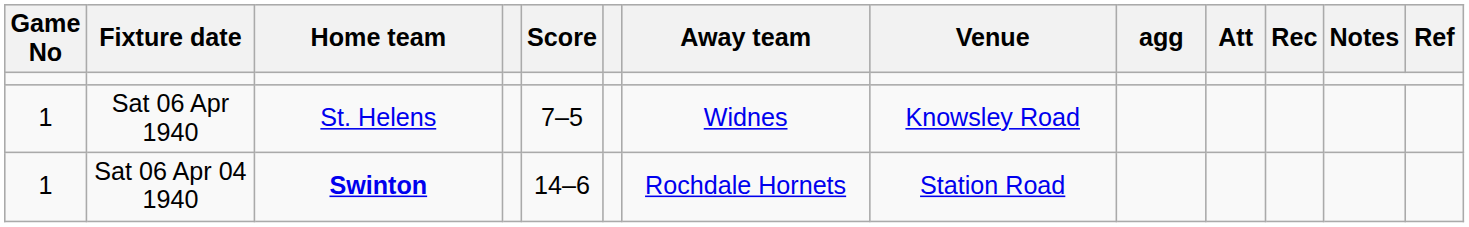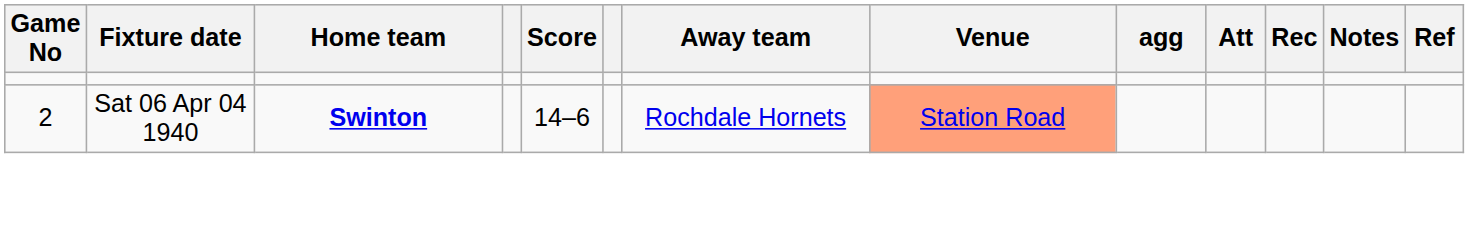- row: (170, 118)
(45, 186) 1 -> (45, 118) 2
(993, 186) no background -> (993, 118) lightsalmon background
